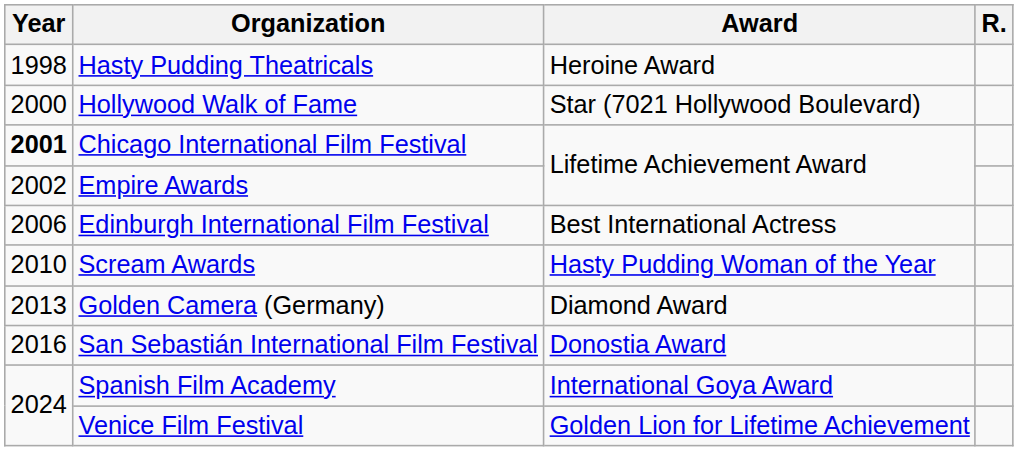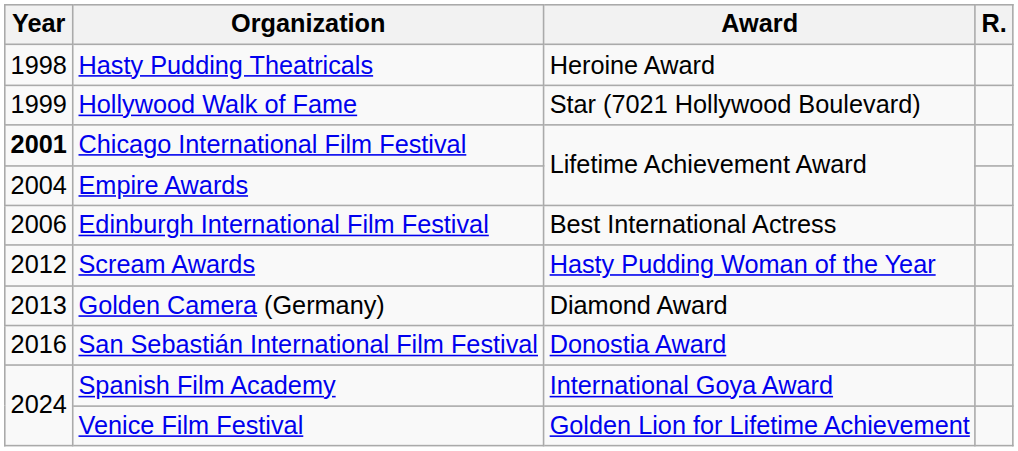(39, 104) 2000 -> (39, 104) 1999
(39, 184) 2002 -> (39, 184) 2004
(39, 265) 2010 -> (39, 265) 2012
